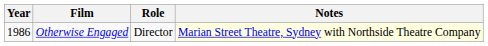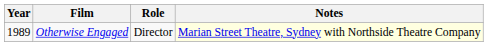(19, 32) 1986 -> (19, 32) 1989
